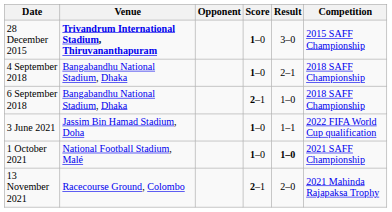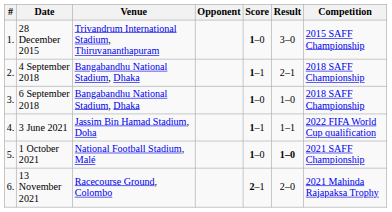+ column: (10, 12)
(119, 39) bold -> (126, 39) normal
(257, 72) 1–0 -> (257, 72) 1–1
(257, 100) 2–1 -> (257, 100) 1–0
(257, 127) 1–0 -> (257, 127) 1–1
